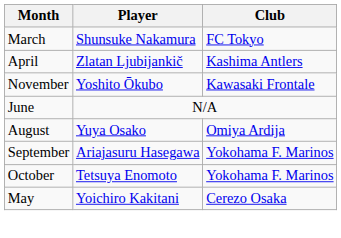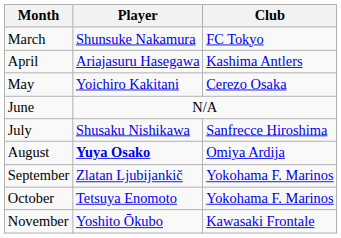(129, 61) Zlatan Ljubijankič -> (138, 61) Ariajasuru Hasegawa
rows swapped: (21, 198) <-> (38, 84)
+ row: (20, 130)
(111, 130) normal -> (113, 152) bold
(138, 152) Ariajasuru Hasegawa -> (129, 175) Zlatan Ljubijankič
